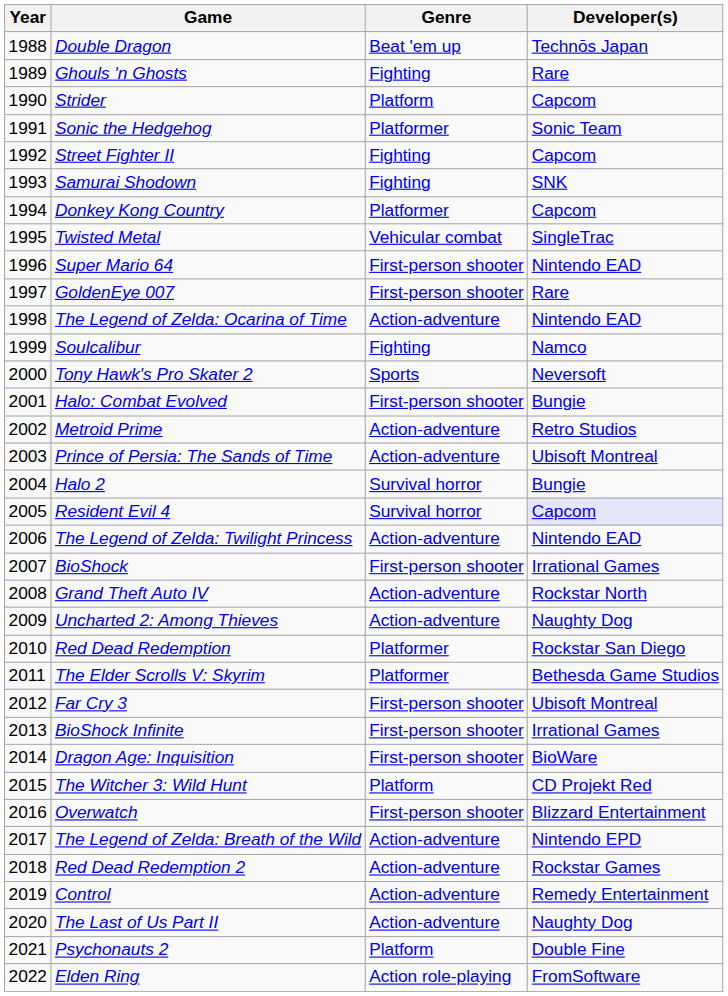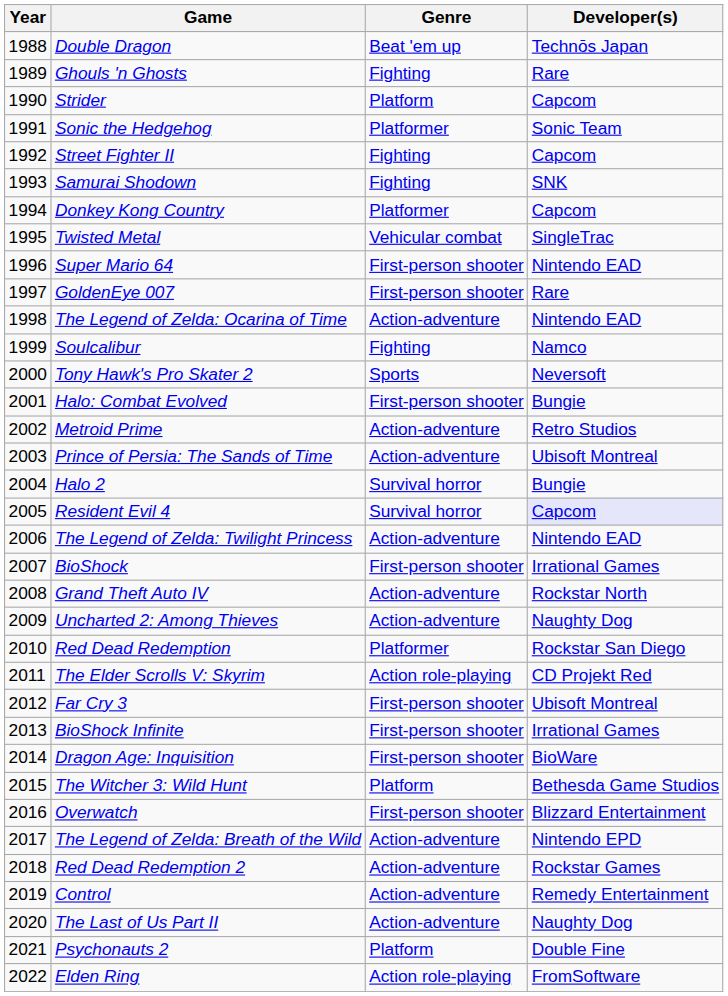(409, 675) Platformer -> (440, 675) Action role-playing
(625, 675) Bethesda Game Studios -> (592, 675) CD Projekt Red
(592, 785) CD Projekt Red -> (625, 785) Bethesda Game Studios
